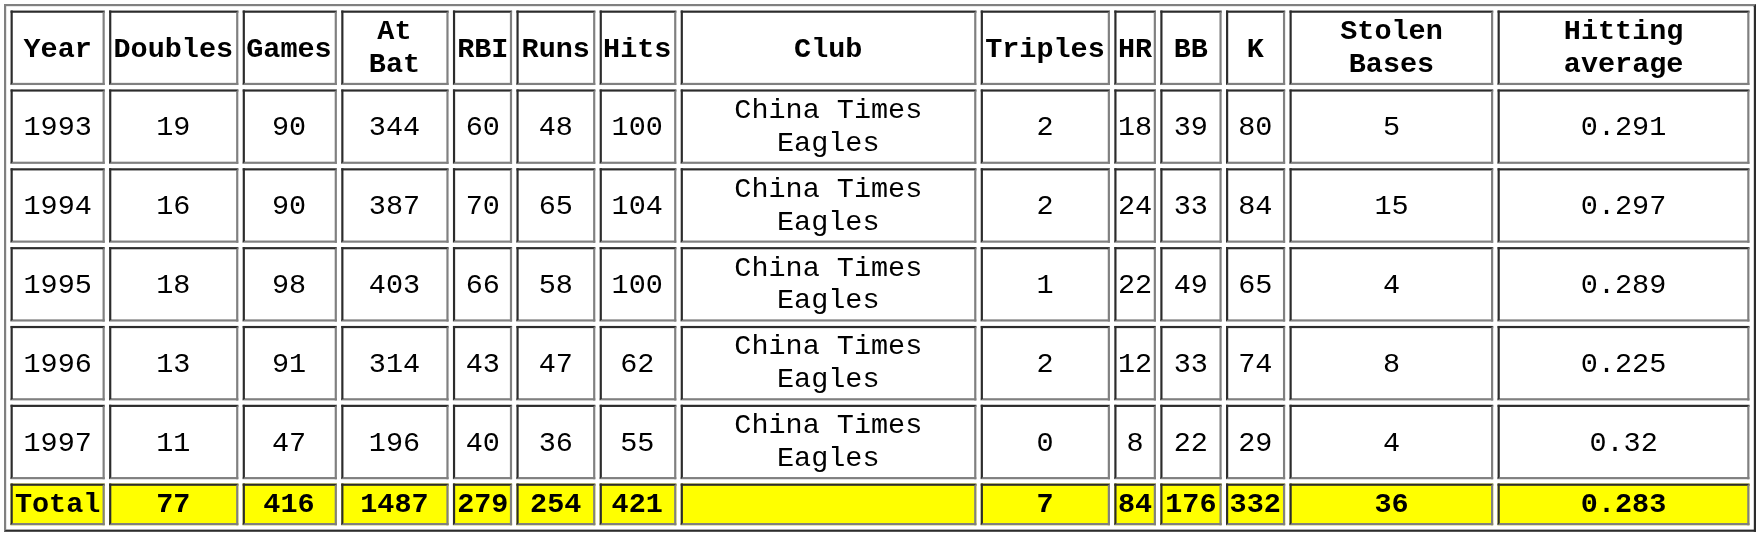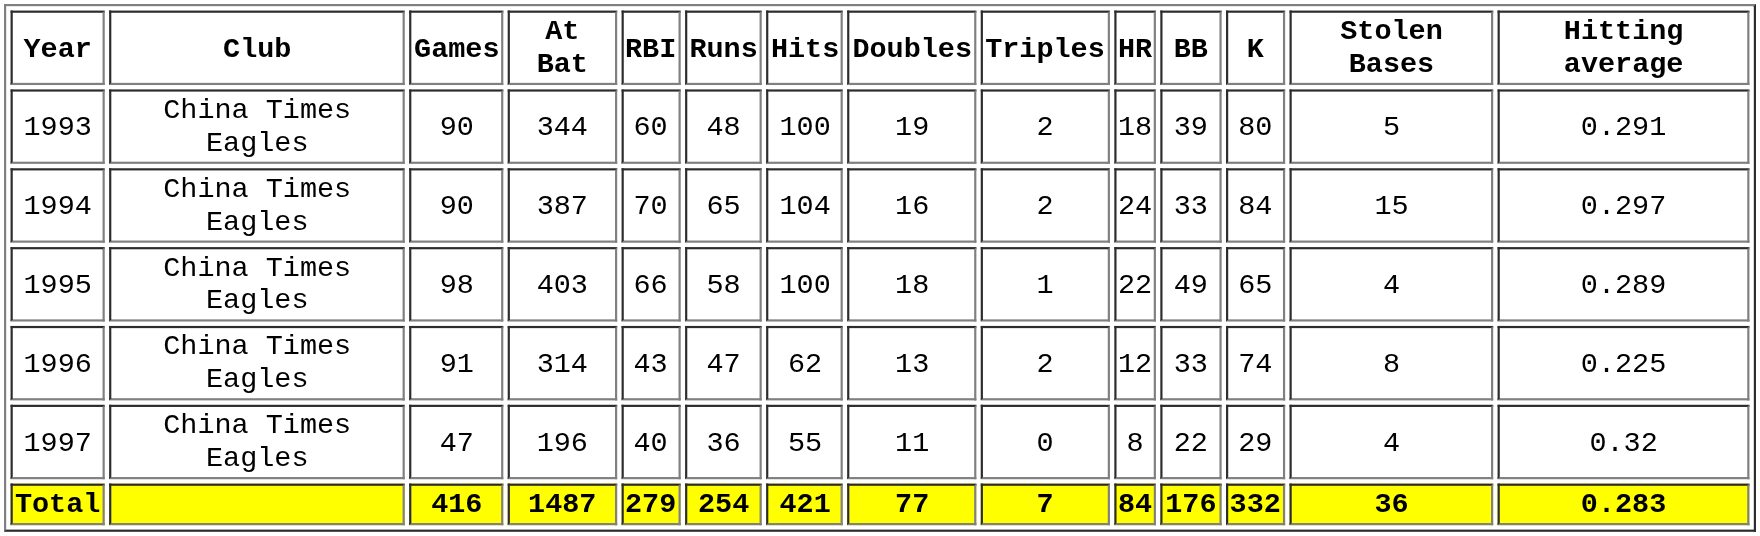columns swapped: (828, 48) <-> (173, 48)
